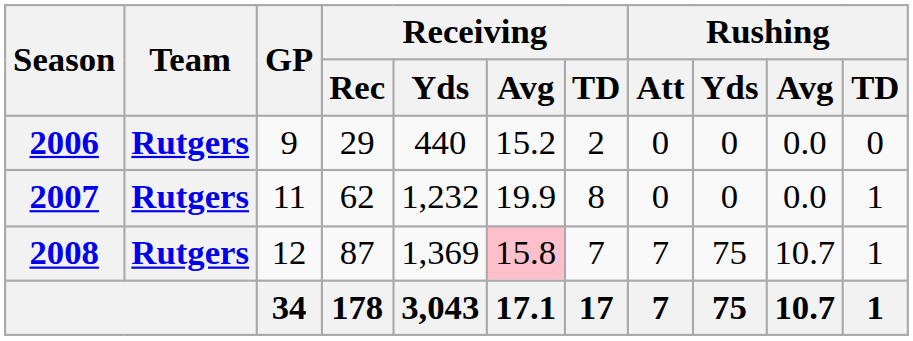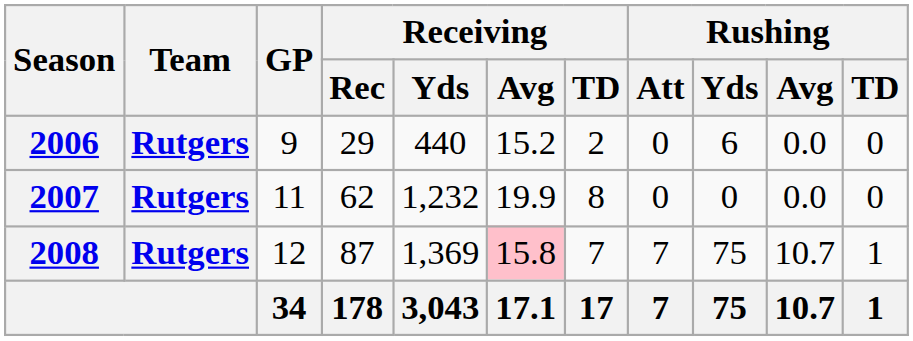(729, 142) 0 -> (729, 142) 6
(875, 197) 1 -> (875, 197) 0
